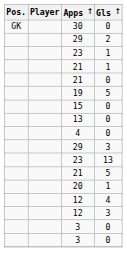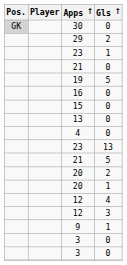(16, 26) no background -> (16, 26) lightgrey background
- row: (78, 66)
+ row: (78, 93)
- row: (78, 147)
+ row: (78, 173)
+ row: (78, 227)
